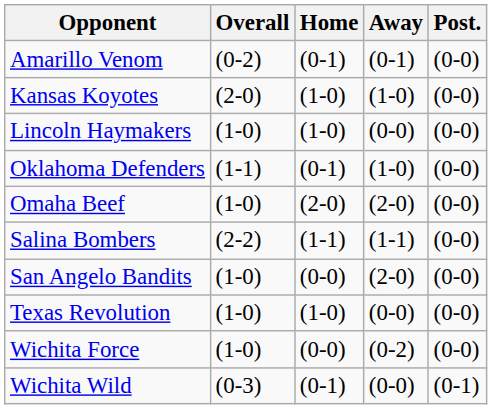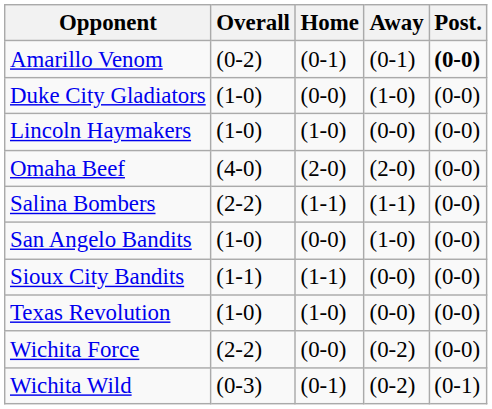(456, 58) normal -> (457, 58) bold
+ row: (108, 95)
- row: (84, 95)
- row: (108, 167)
(238, 204) (1-0) -> (239, 167) (4-0)
(392, 276) (2-0) -> (392, 240) (1-0)
+ row: (97, 276)
(238, 349) (1-0) -> (239, 349) (2-2)
(392, 385) (0-0) -> (392, 385) (0-2)
